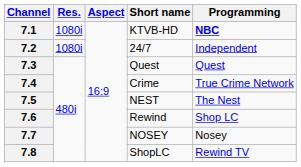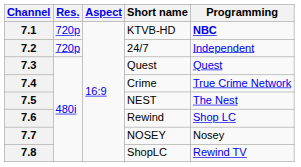(69, 30) 1080i -> (68, 30) 720p
(69, 48) 1080i -> (68, 48) 720p
